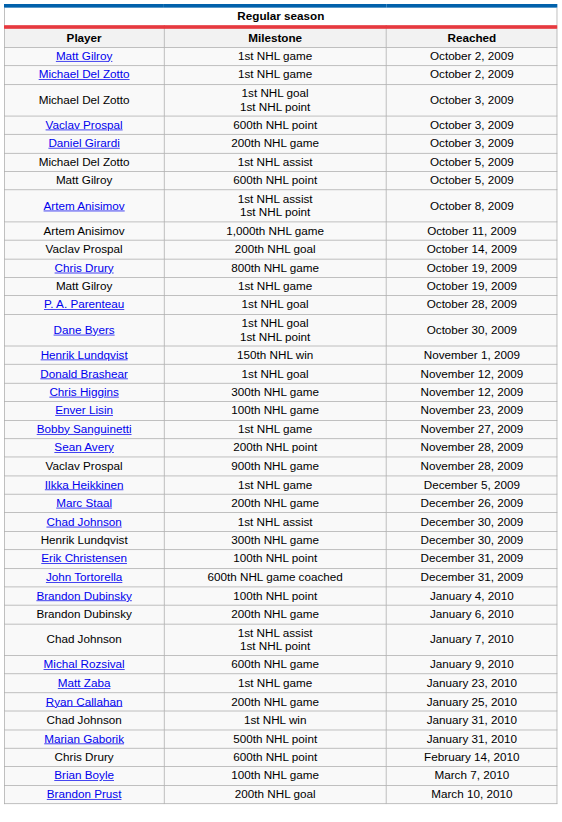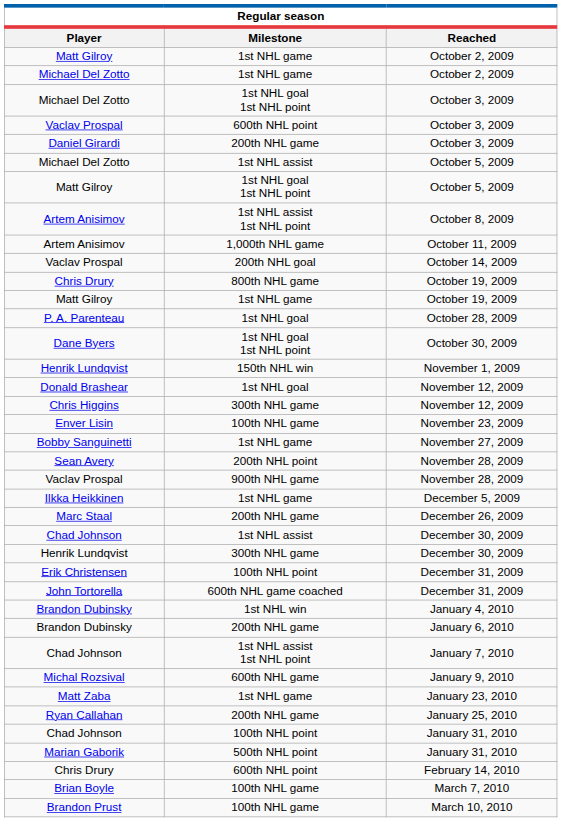(275, 180) 600th NHL point -> (275, 187) 1st NHL goal 1st NHL point
(275, 596) 100th NHL point -> (275, 609) 1st NHL win
(275, 720) 1st NHL win -> (275, 733) 100th NHL point
(275, 794) 200th NHL goal -> (275, 807) 100th NHL game
